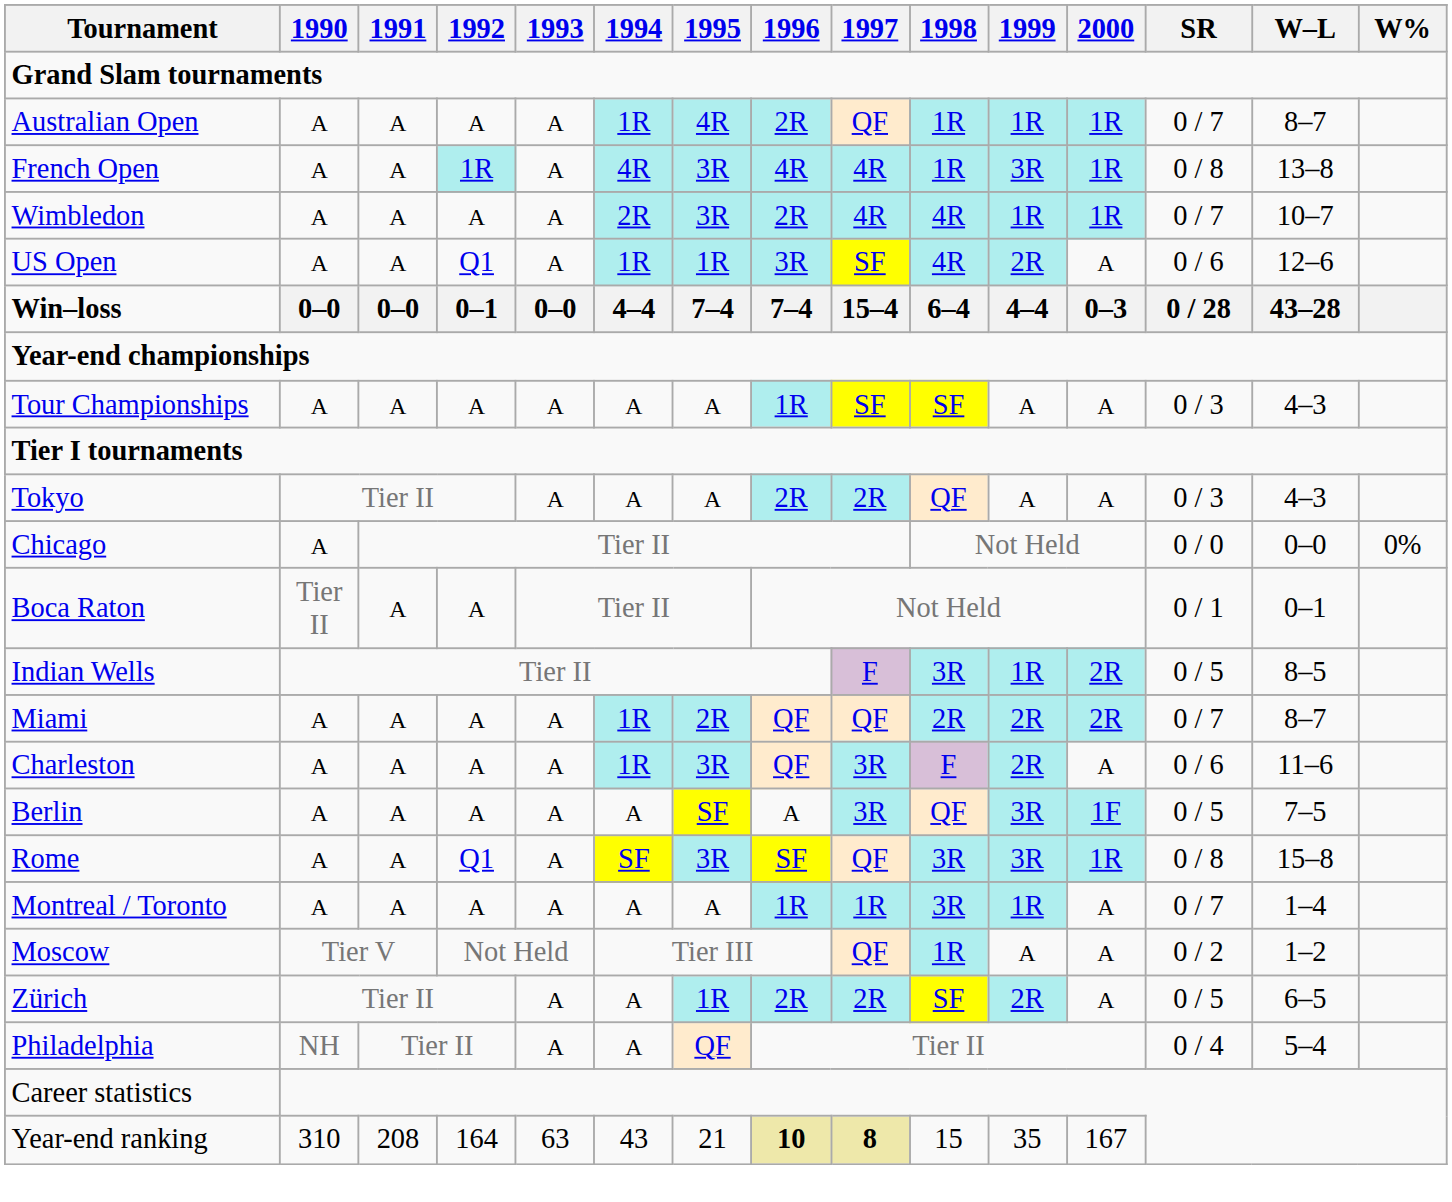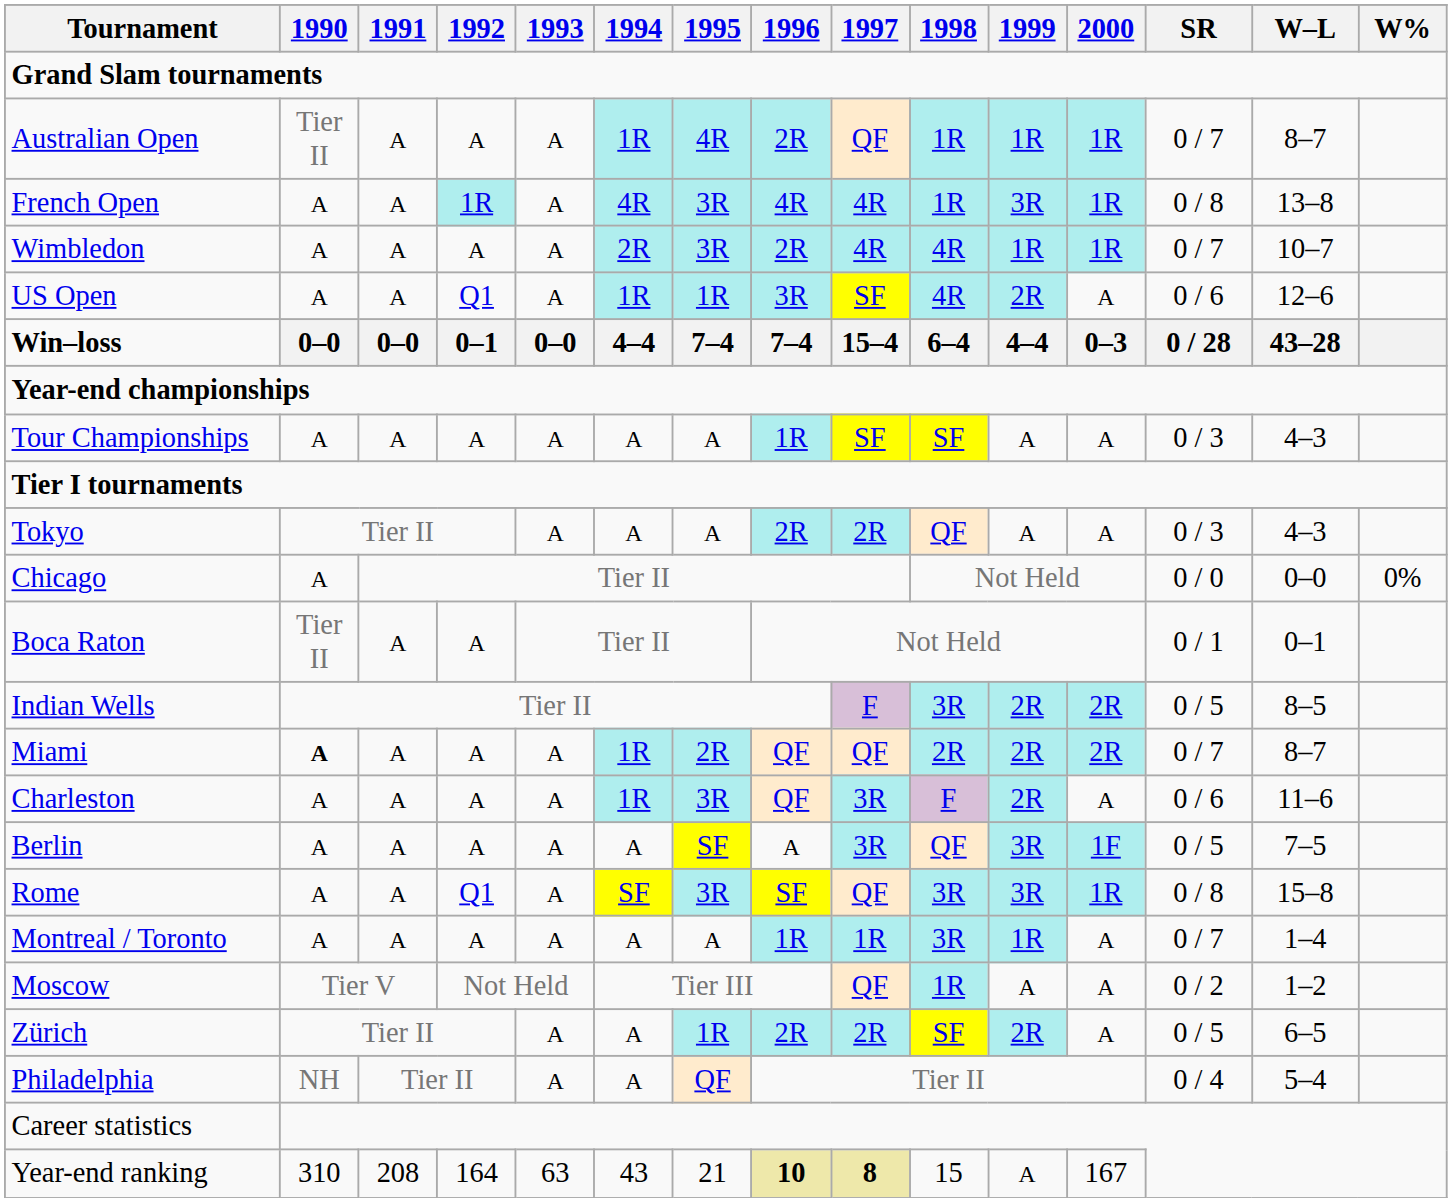(319, 124) A -> (319, 138) Tier II
(1027, 671) 1R -> (1027, 704) 2R
(319, 720) normal -> (319, 751) bold
(1027, 1139) 35 -> (1027, 1176) A
